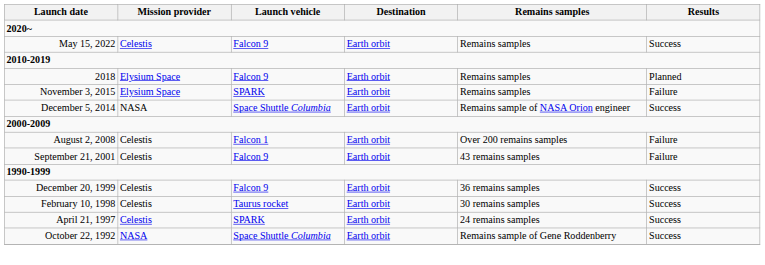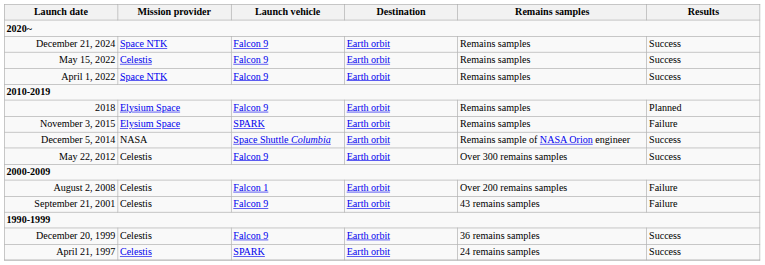+ row: (76, 44)
+ row: (88, 76)
+ row: (87, 156)
- row: (78, 204)
- row: (80, 236)
